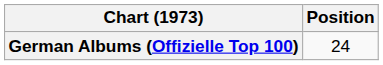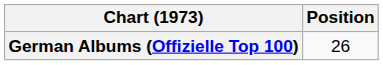(341, 45) 24 -> (341, 45) 26
